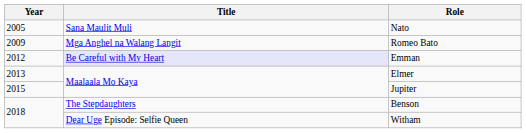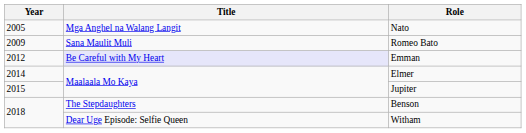(99, 28) Sana Maulit Muli -> (123, 28) Mga Anghel na Walang Langit
(123, 43) Mga Anghel na Walang Langit -> (99, 43) Sana Maulit Muli
(16, 74) 2013 -> (16, 74) 2014
